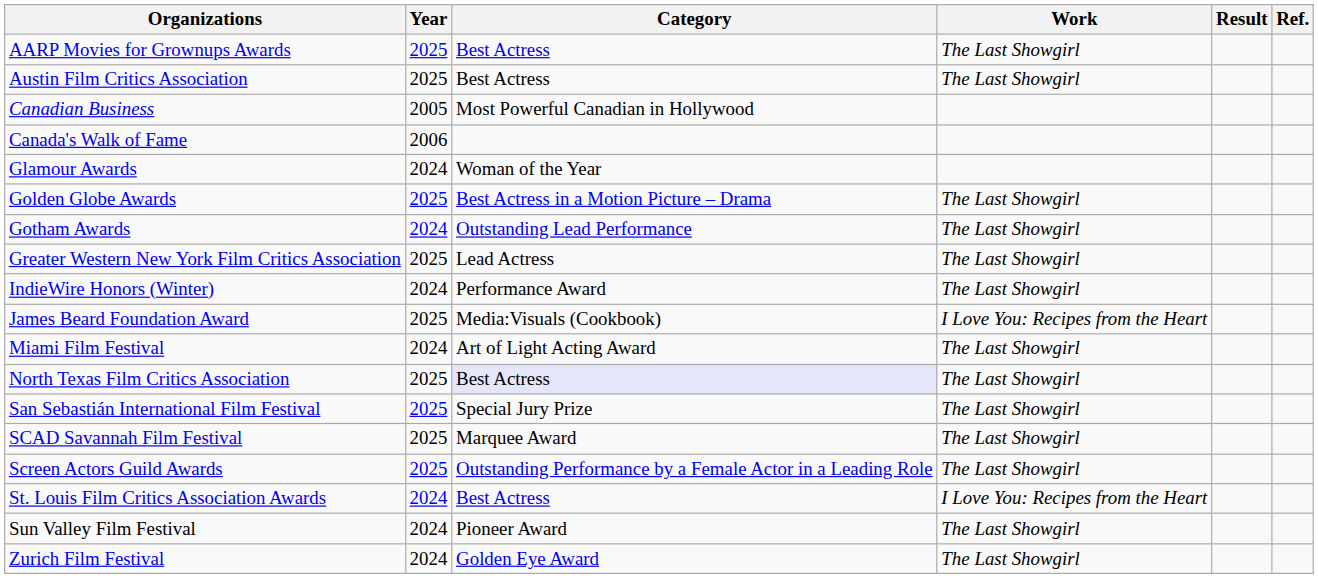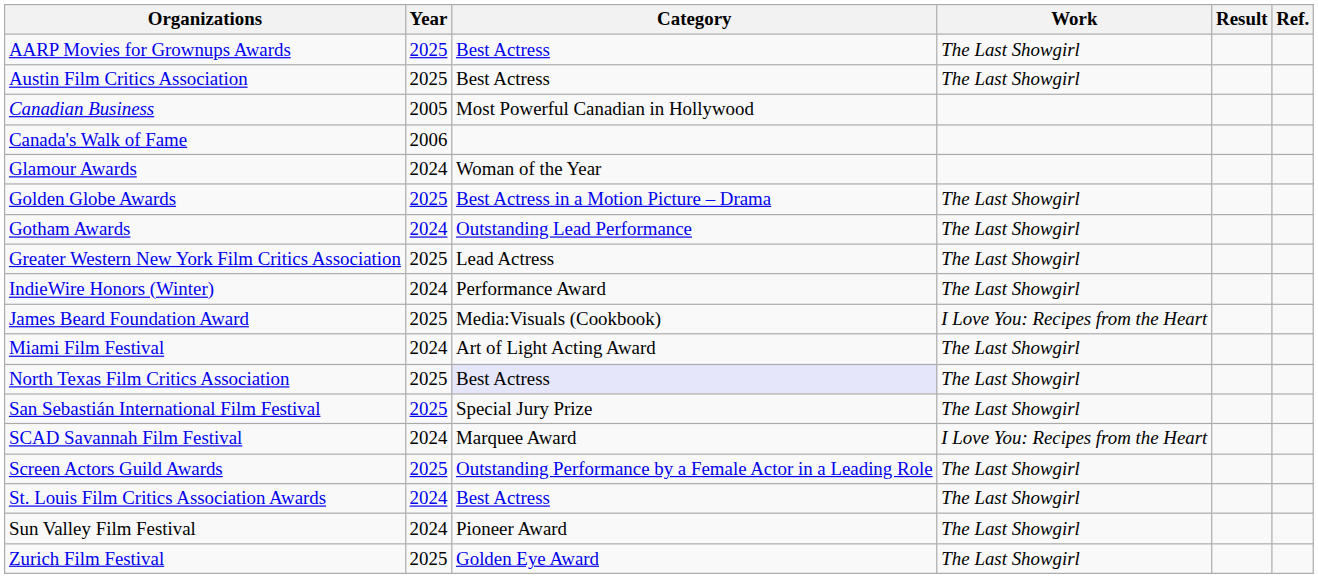(428, 438) 2025 -> (428, 438) 2024
(1011, 438) The Last Showgirl -> (1074, 438) I Love You: Recipes from the Heart
(1074, 498) I Love You: Recipes from the Heart -> (1011, 498) The Last Showgirl
(428, 558) 2024 -> (428, 558) 2025
